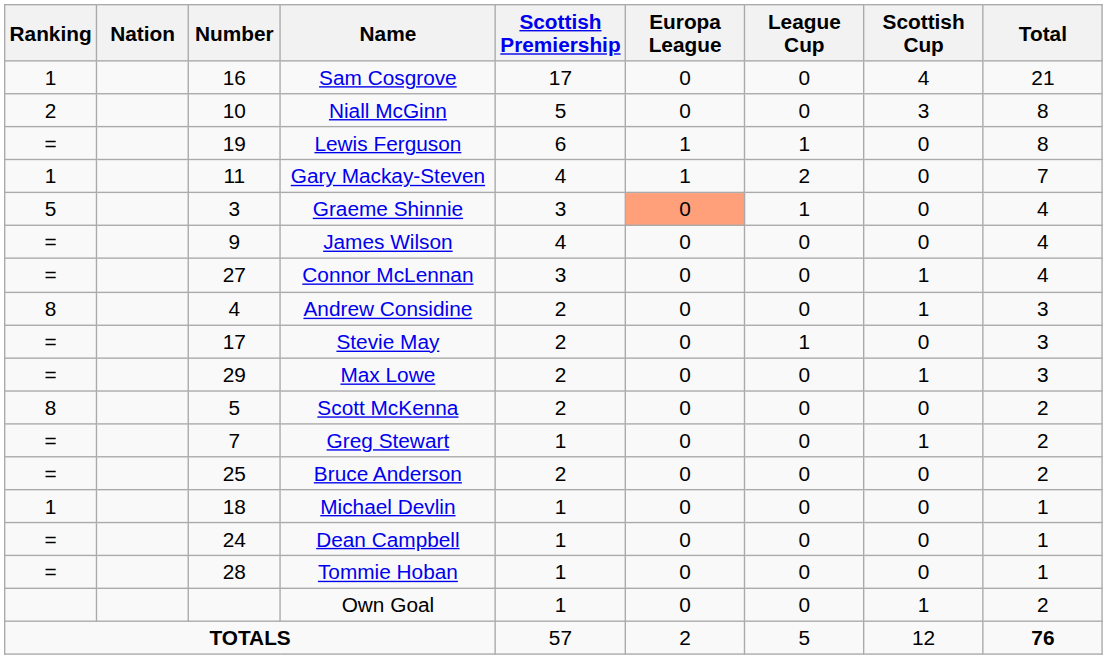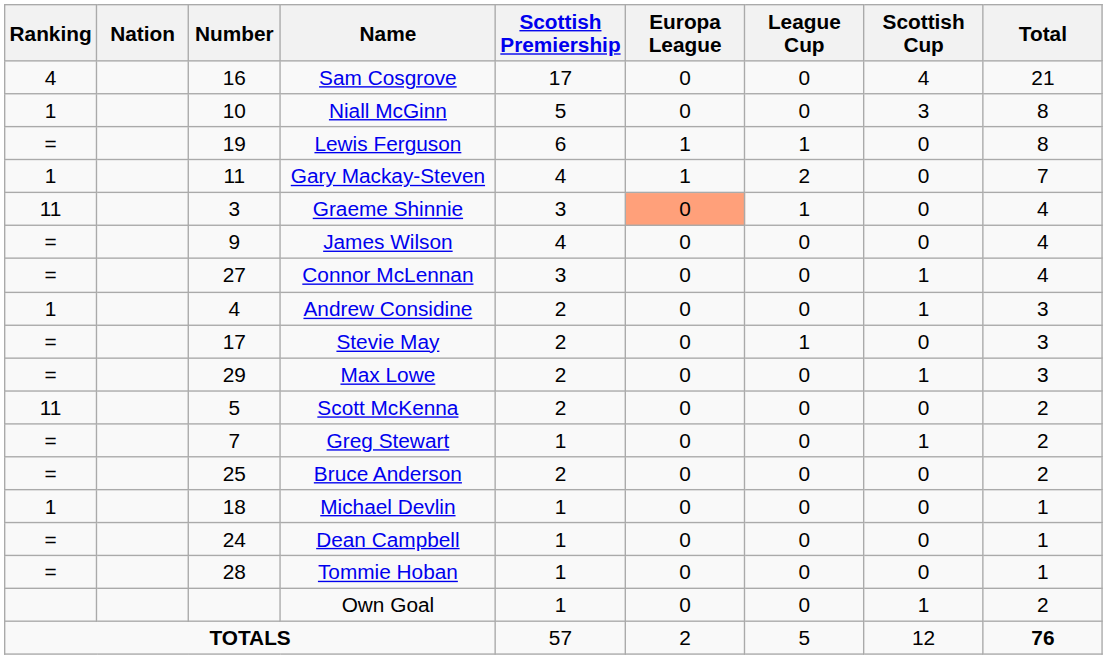(51, 78) 1 -> (51, 78) 4
(51, 111) 2 -> (51, 111) 1
(51, 209) 5 -> (51, 209) 11
(51, 308) 8 -> (51, 308) 1
(51, 407) 8 -> (51, 407) 11
